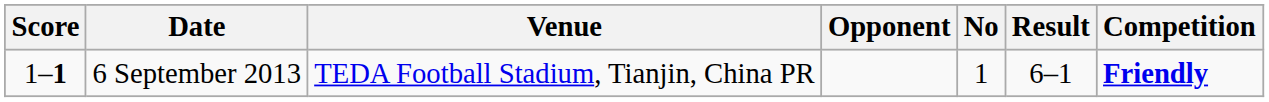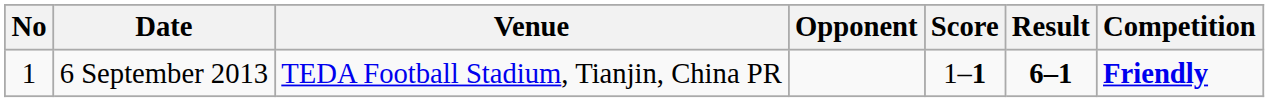columns swapped: (981, 27) <-> (45, 27)
(1051, 72) normal -> (1051, 72) bold
